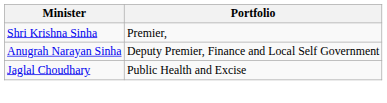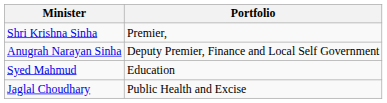+ row: (42, 70)
